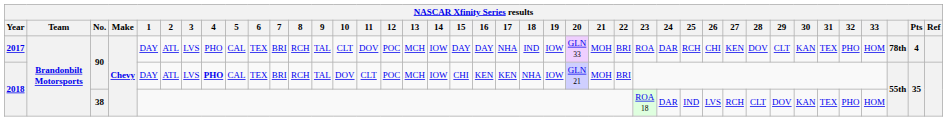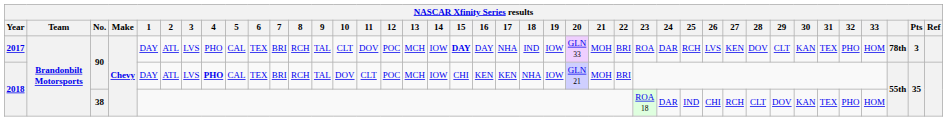(461, 49) normal -> (461, 49) bold
(713, 49) CHI -> (713, 49) LVS
(917, 49) 4 -> (917, 49) 3
(713, 102) LVS -> (713, 102) CHI
